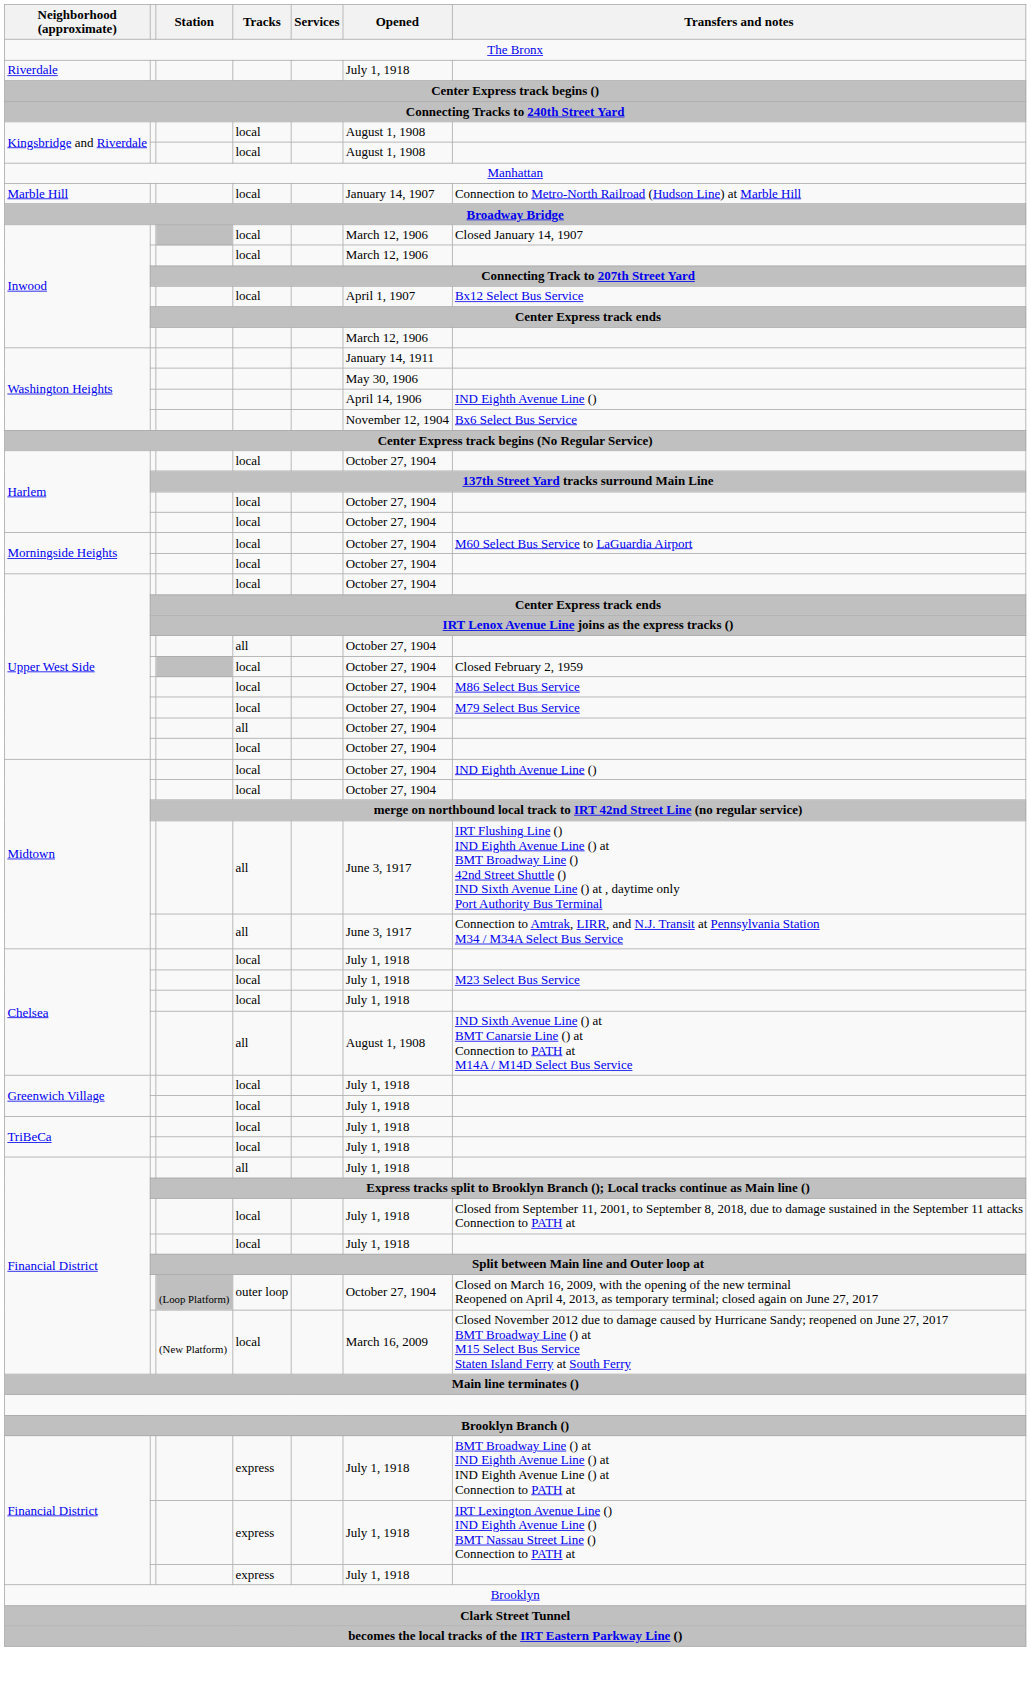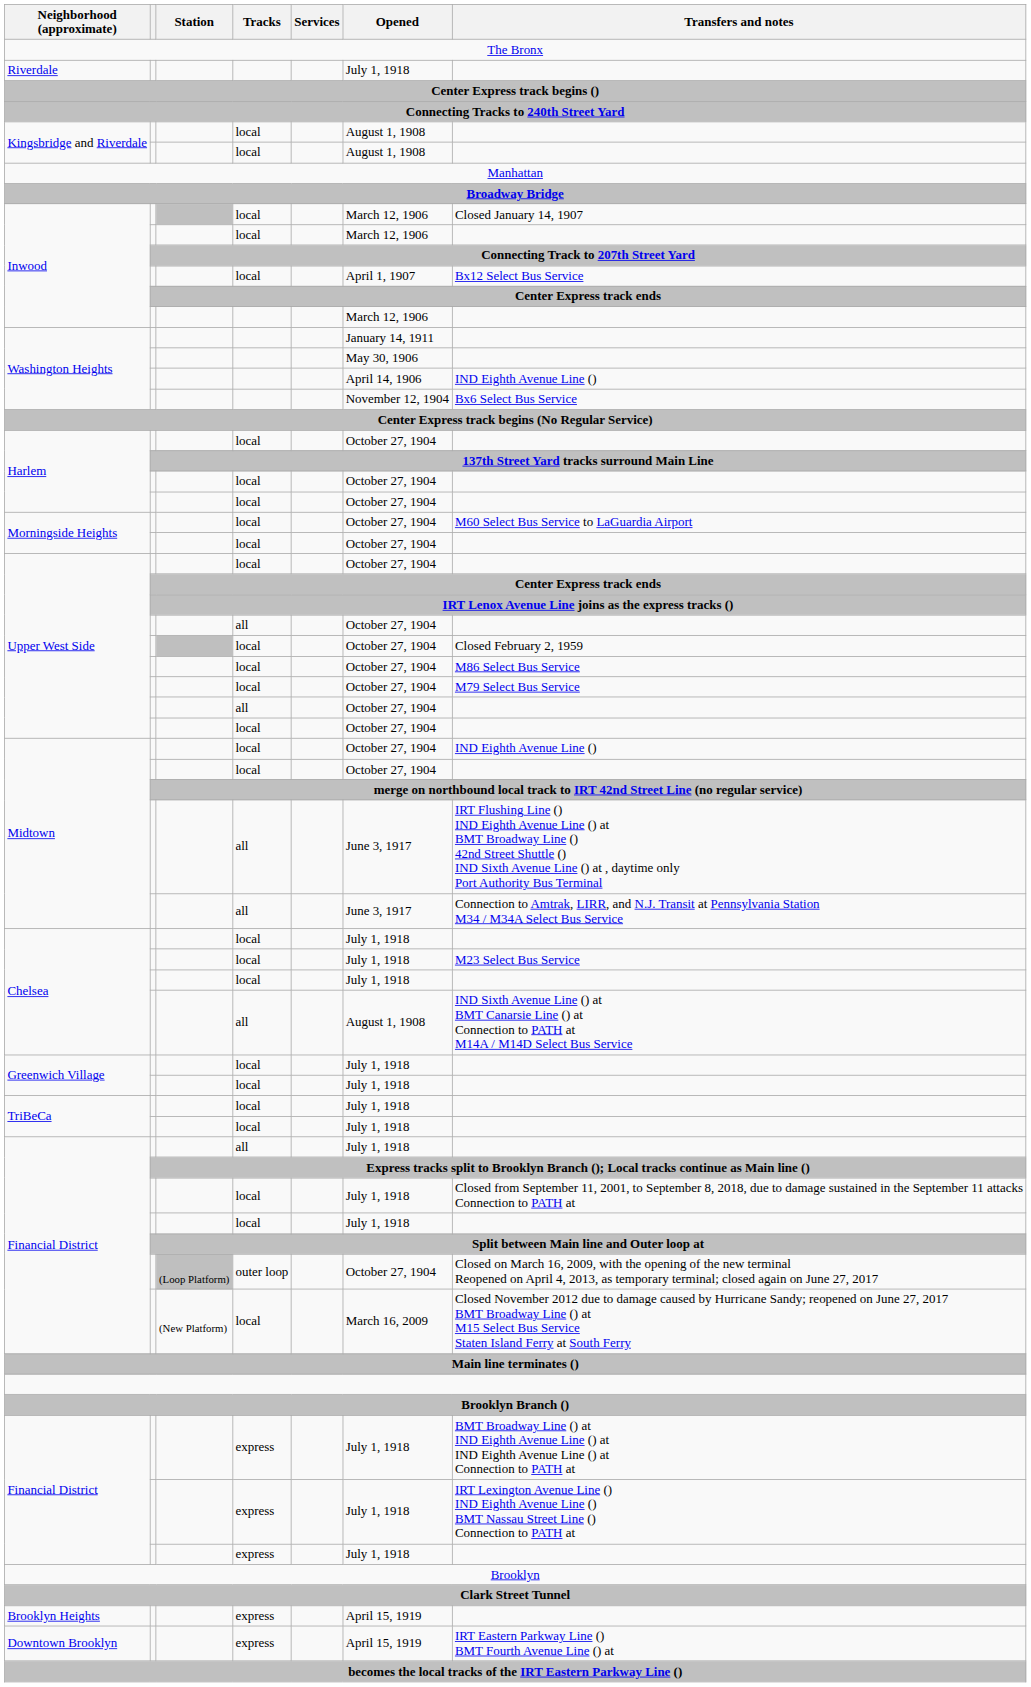- row: (38, 193)
+ row: (54, 1615)
+ row: (62, 1643)
